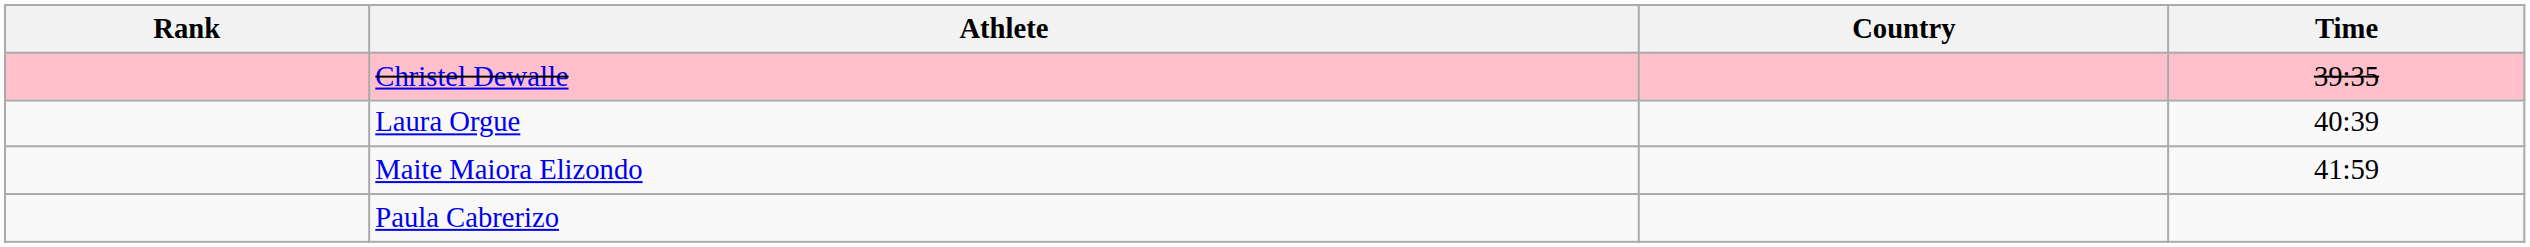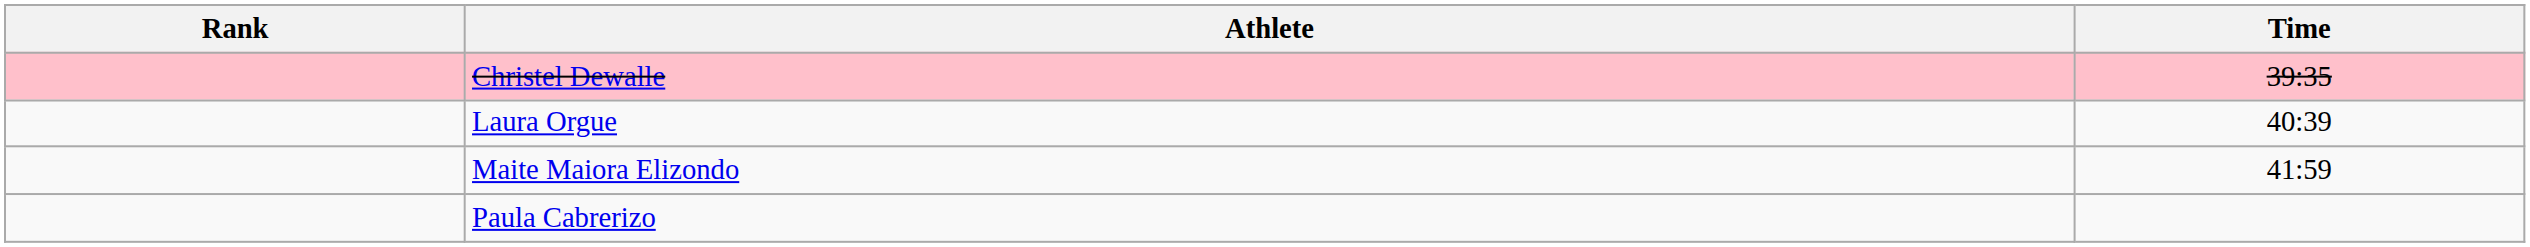- column: (1904, 28)
